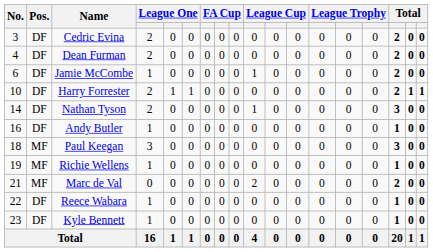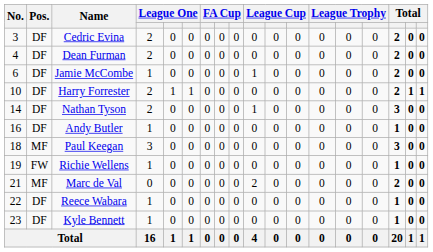(39, 165) MF -> (39, 165) FW
